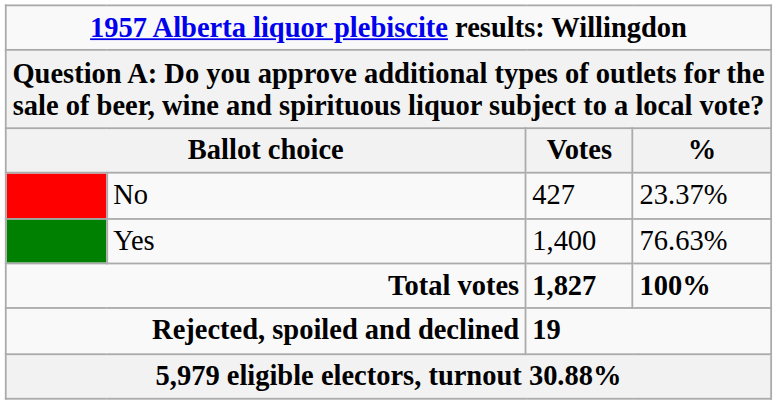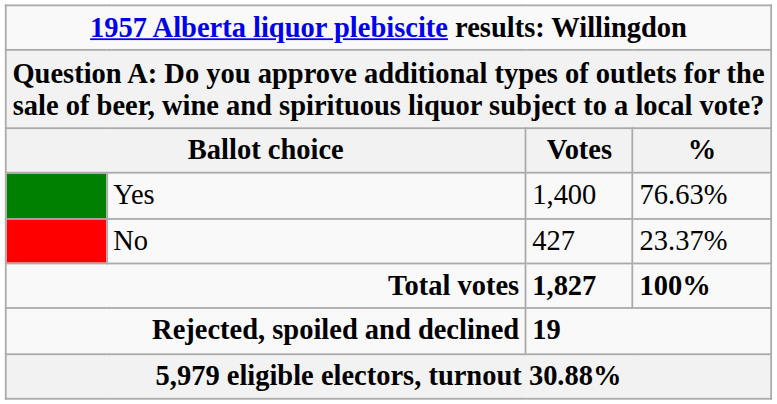rows swapped: (134, 240) <-> (131, 195)
